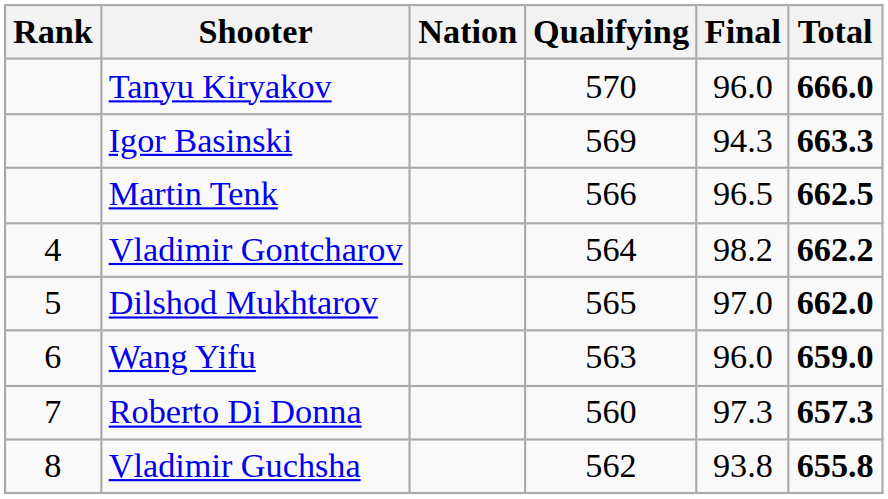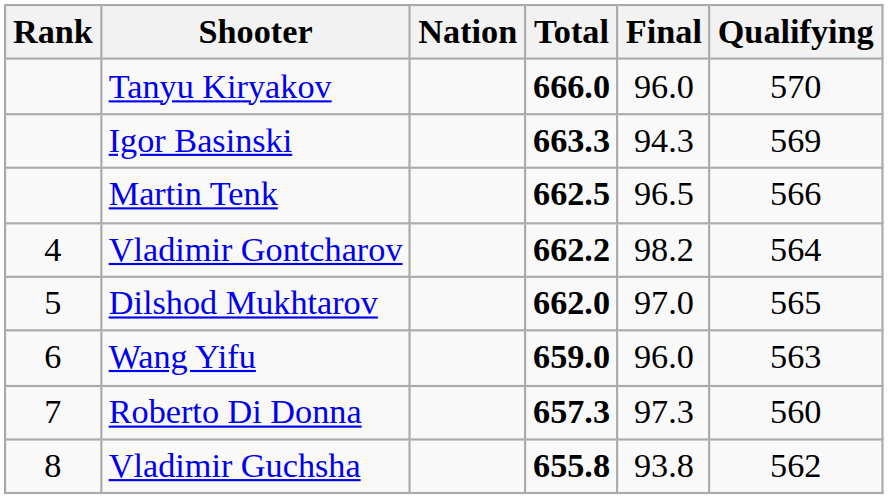columns swapped: (611, 31) <-> (835, 31)
